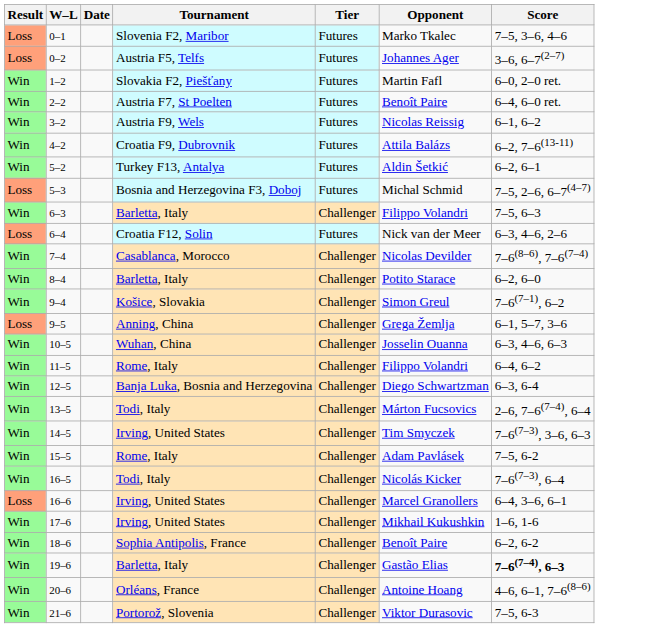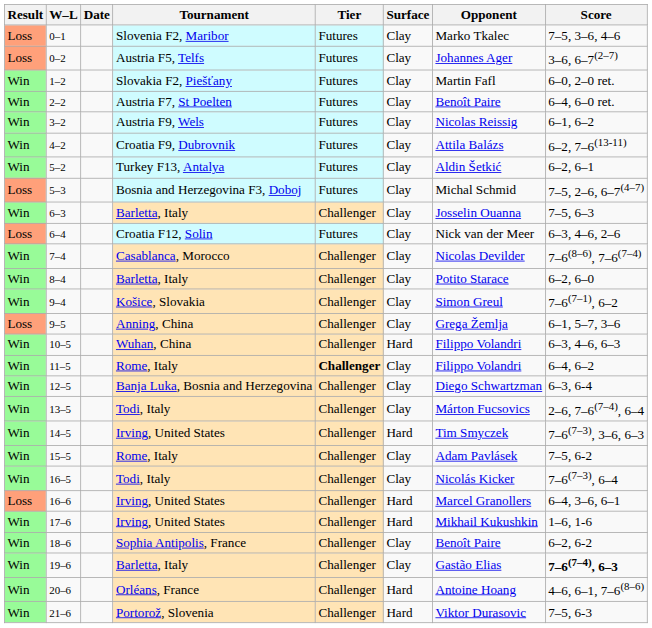+ column: (408, 14)
(425, 212) Filippo Volandri -> (478, 212) Josselin Ouanna
(425, 344) Josselin Ouanna -> (478, 344) Filippo Volandri
(347, 365) normal -> (349, 365) bold
